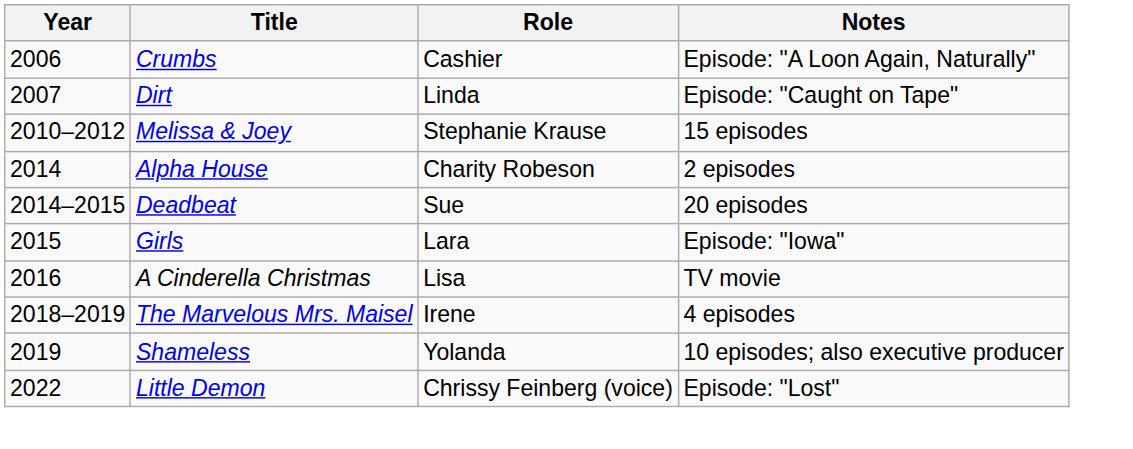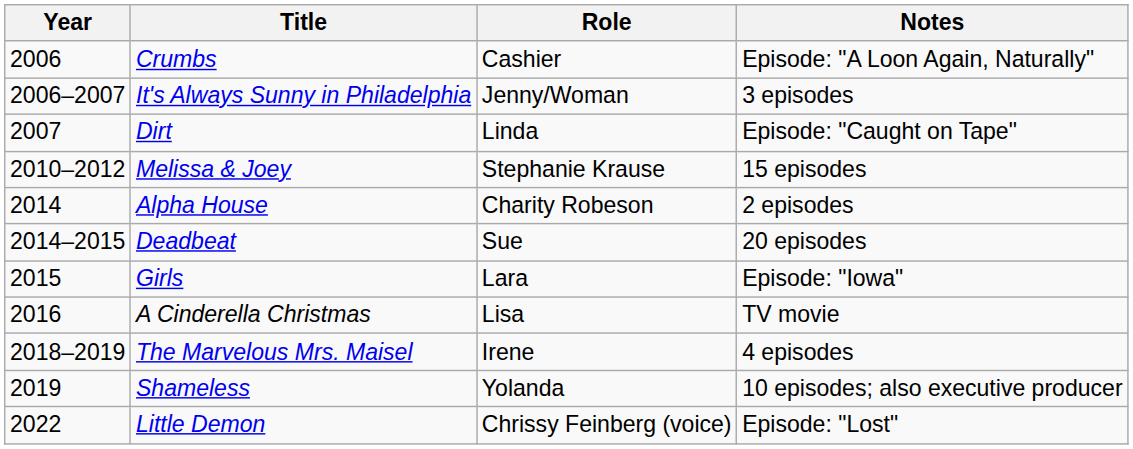+ row: (304, 95)
